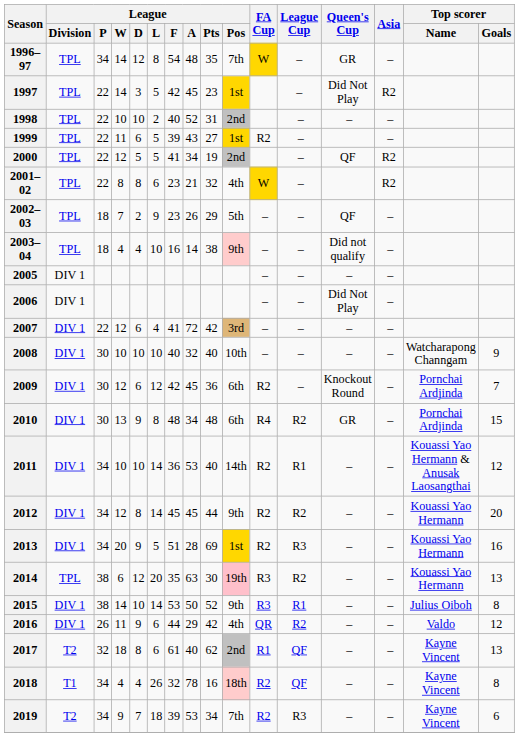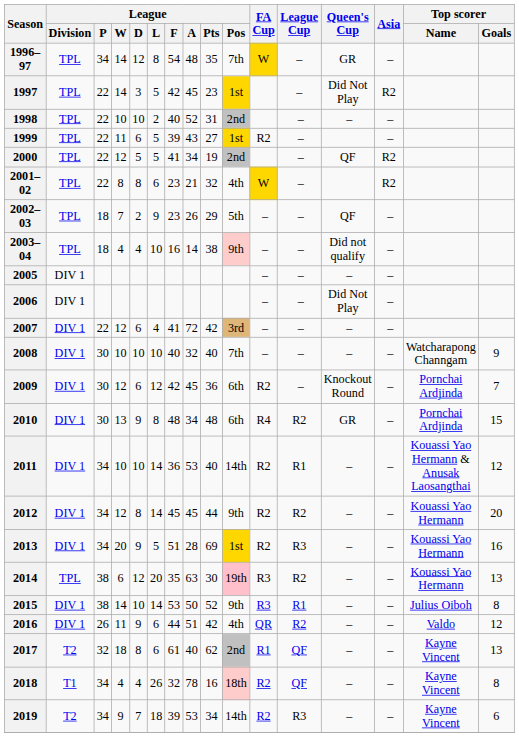(236, 353) 10th -> (236, 353) 7th
(192, 624) 29 -> (192, 624) 51
(236, 716) 7th -> (236, 716) 14th
